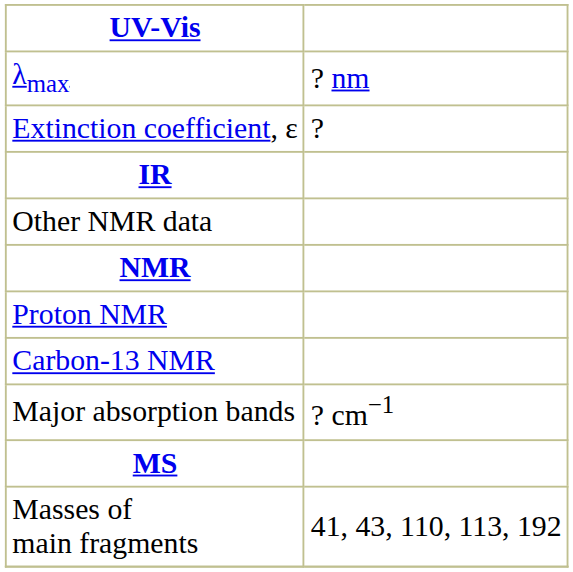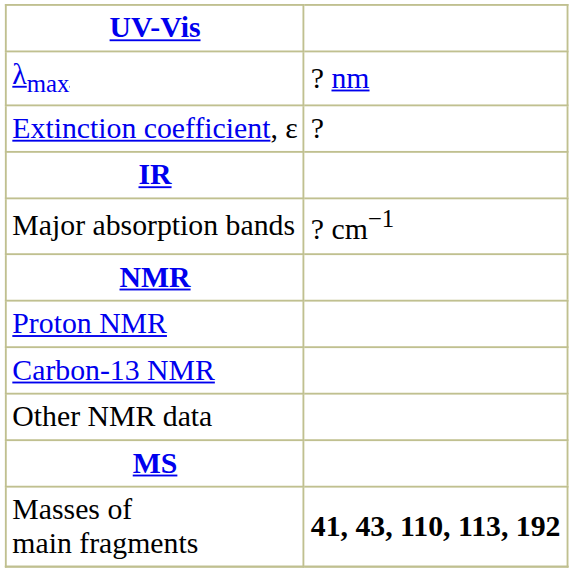rows swapped: (154, 411) <-> (112, 221)
(436, 525) normal -> (436, 525) bold
